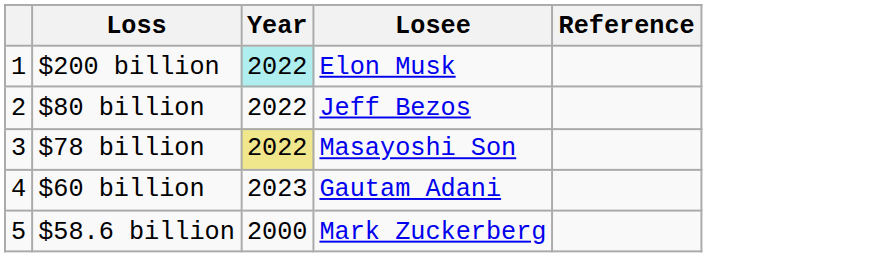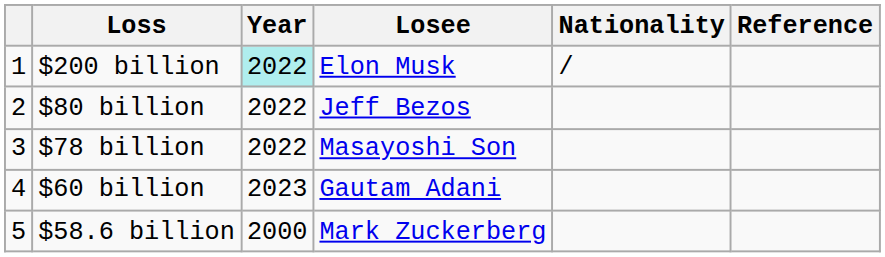+ column: (642, 26)
(277, 149) khaki background -> (277, 149) no background
